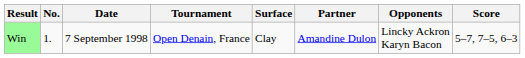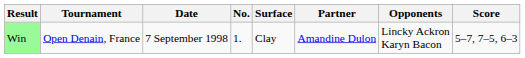columns swapped: (52, 13) <-> (201, 13)
